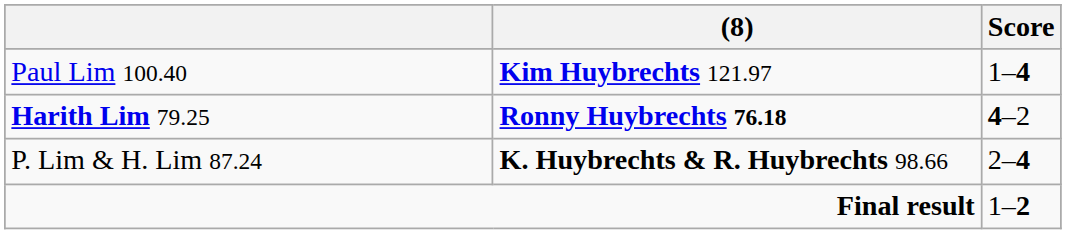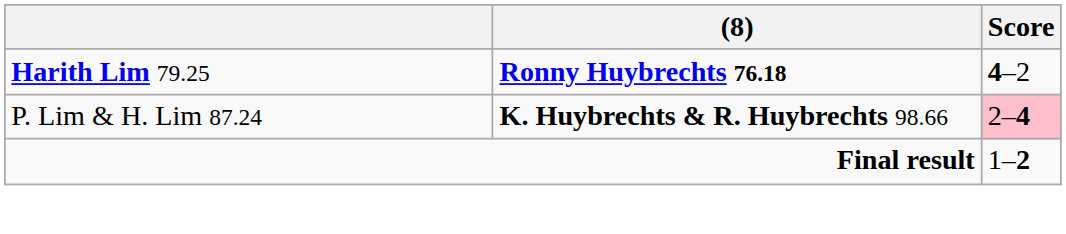- row: (99, 71)
(1009, 160) no background -> (1009, 116) pink background
